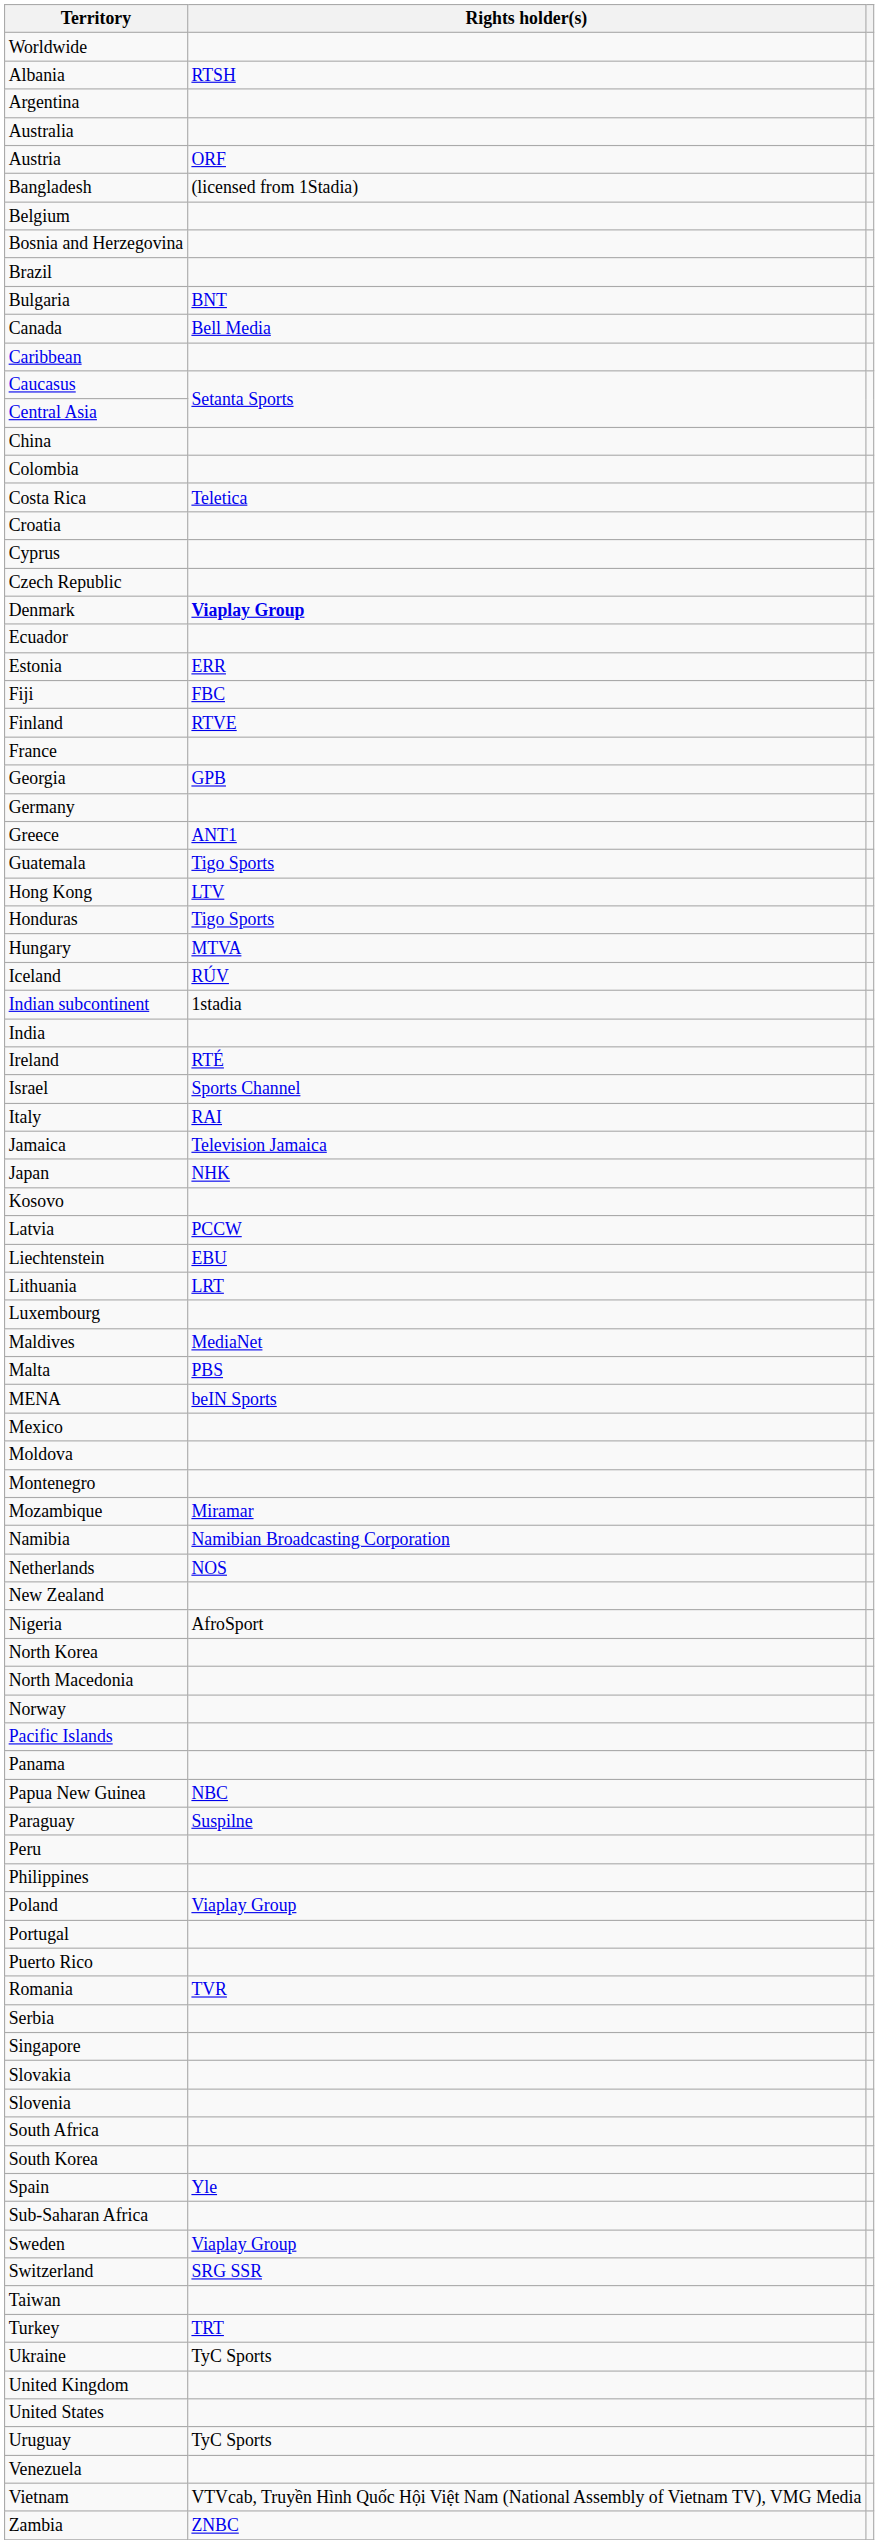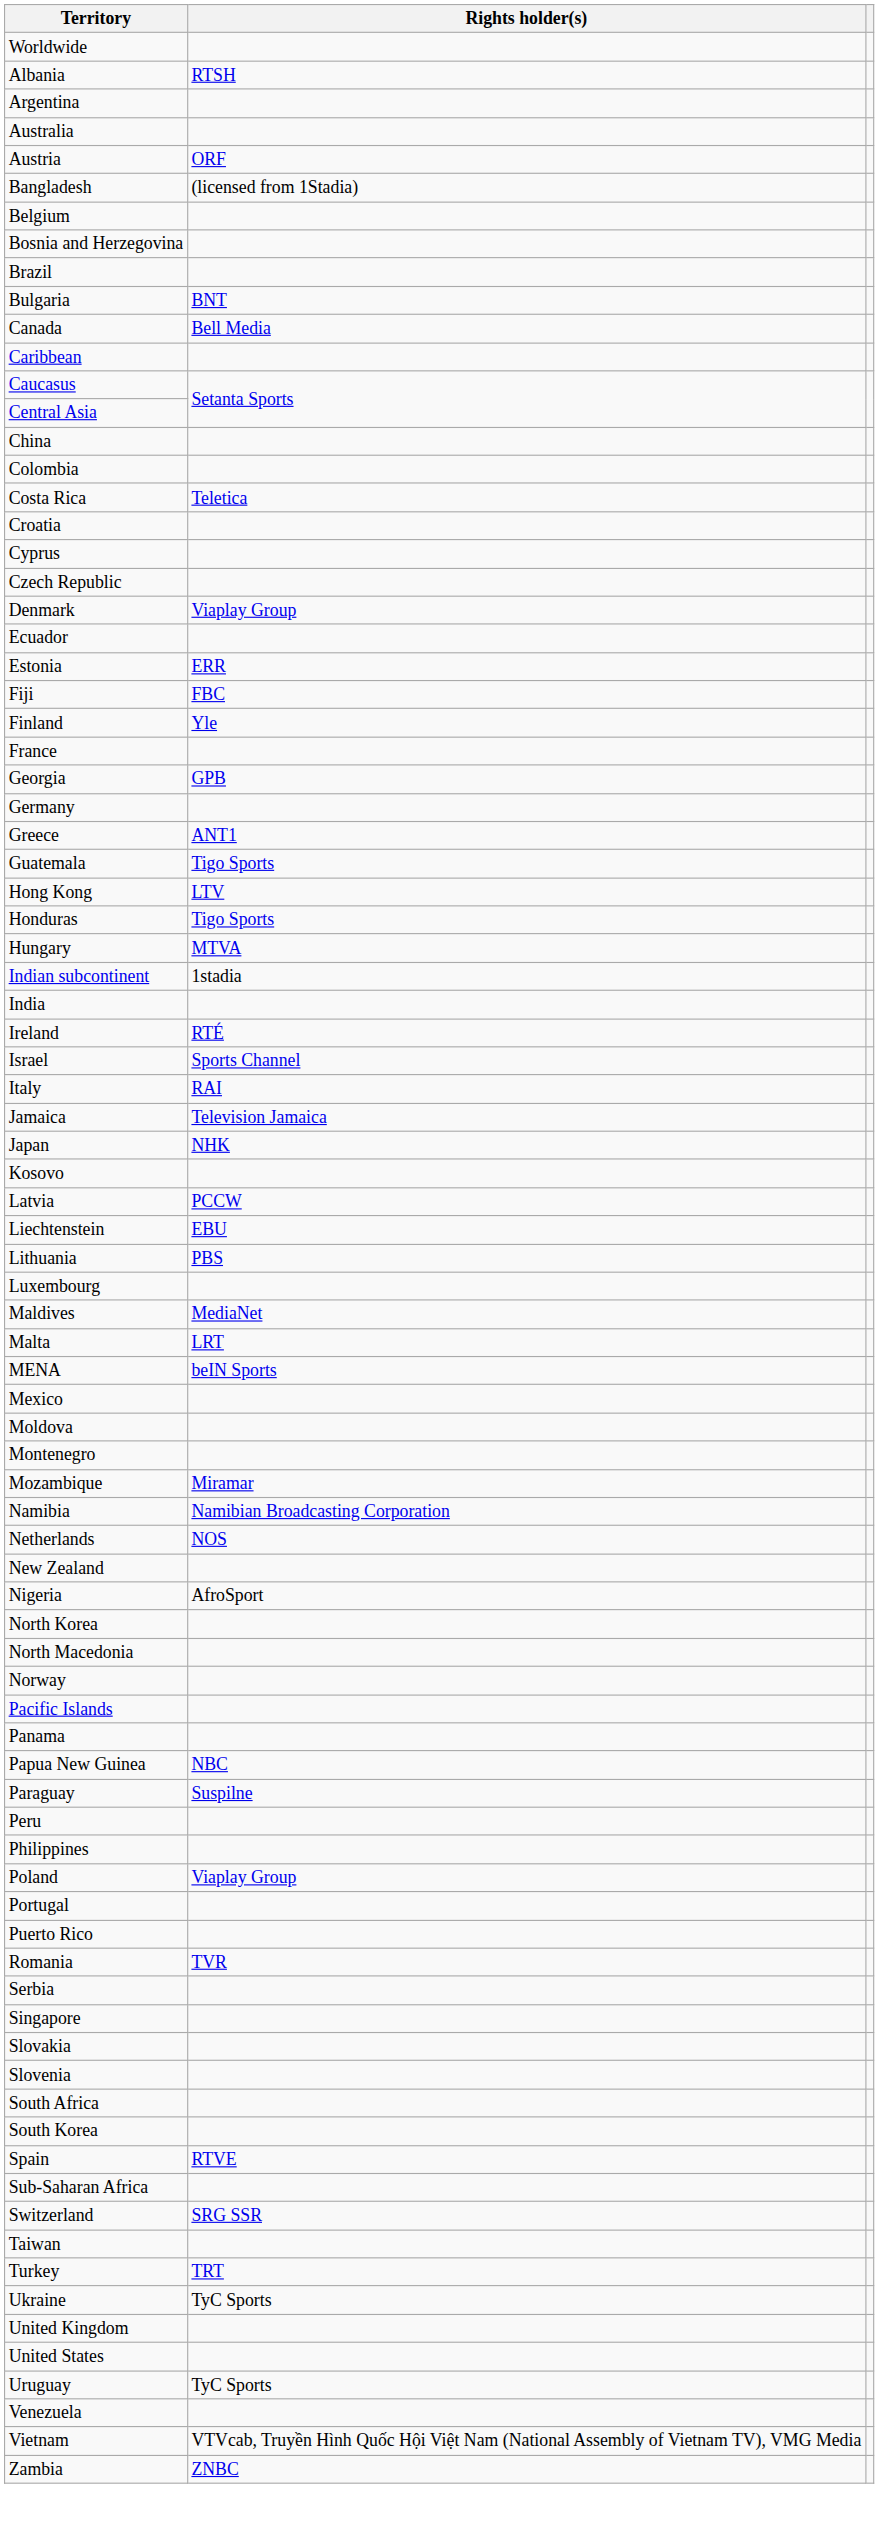(248, 610) bold -> (244, 610) normal
(214, 722) RTVE -> (204, 722) Yle
- row: (35, 976)
(208, 1286) LRT -> (207, 1257) PBS
(207, 1370) PBS -> (208, 1342) LRT
(204, 2187) Yle -> (214, 2159) RTVE
- row: (37, 2243)
